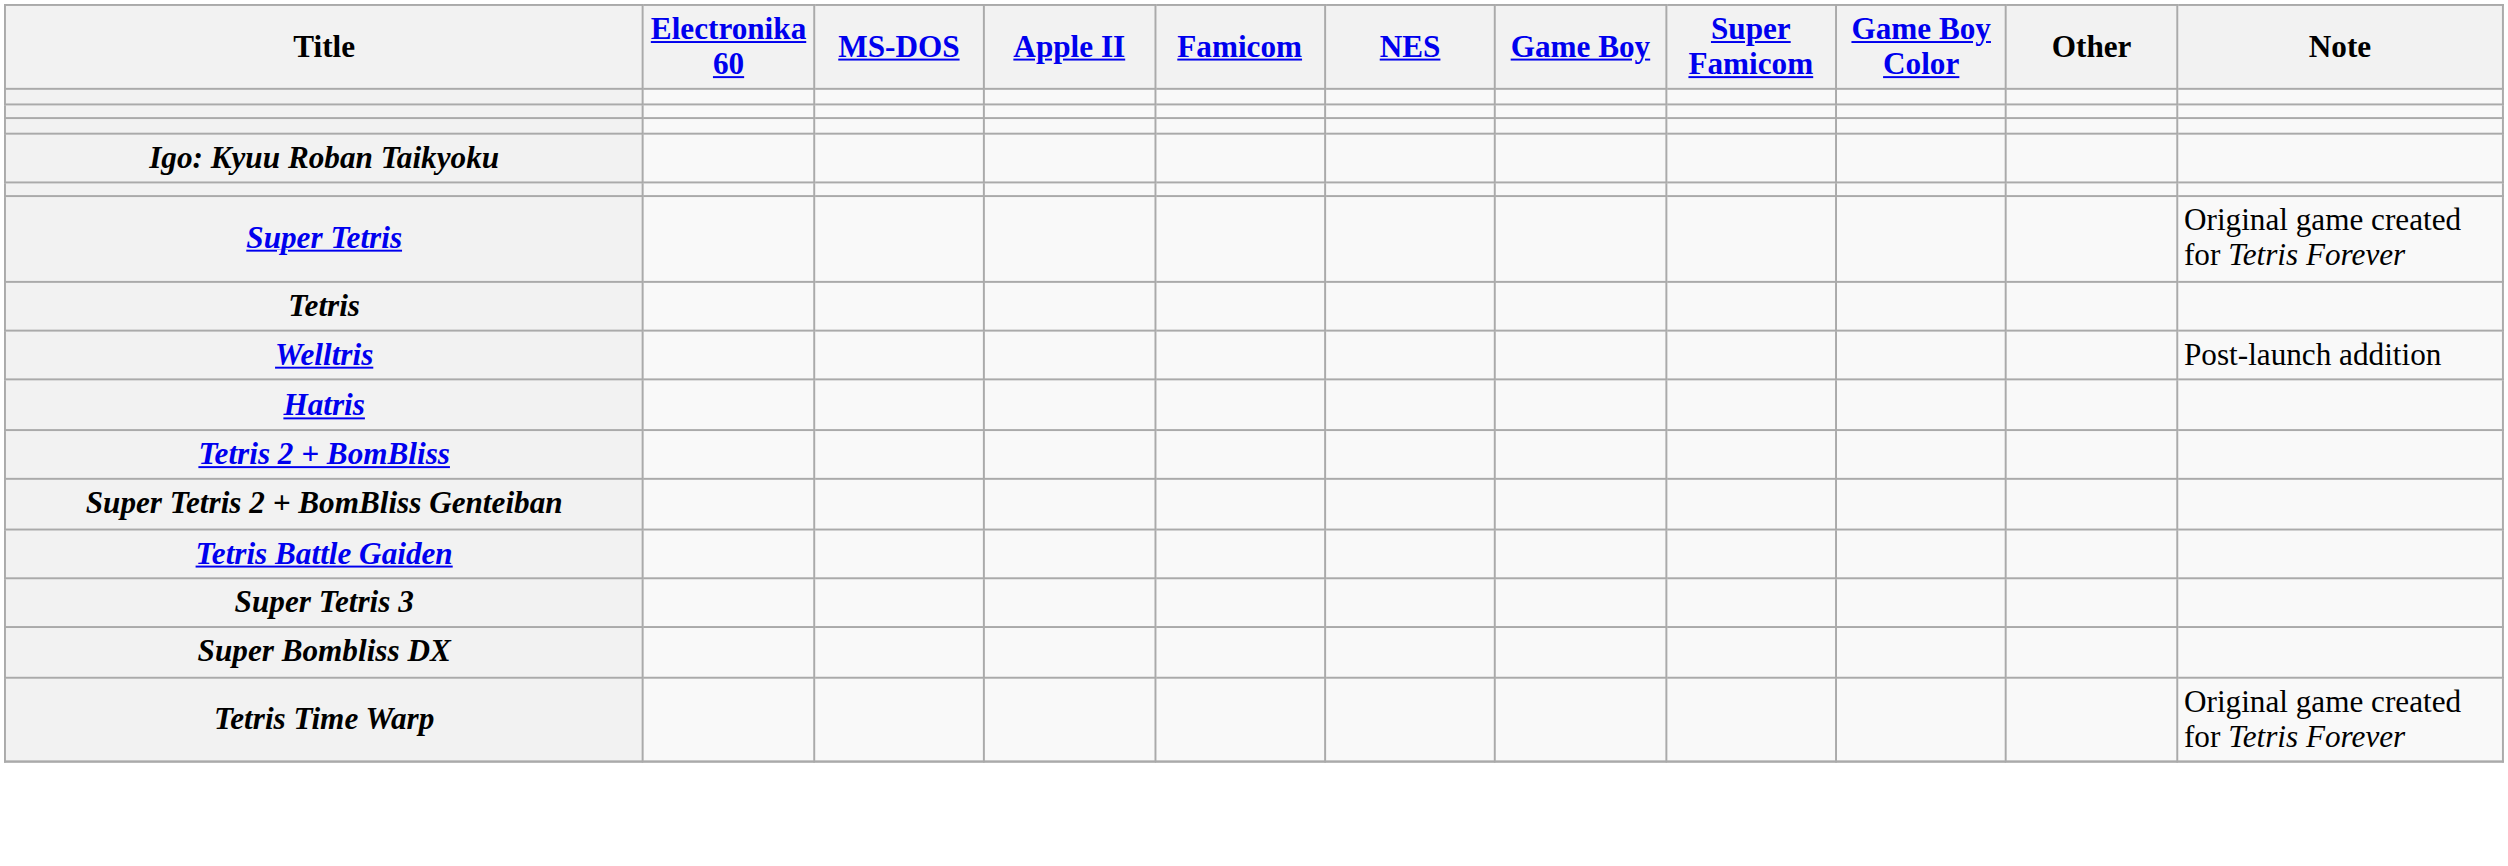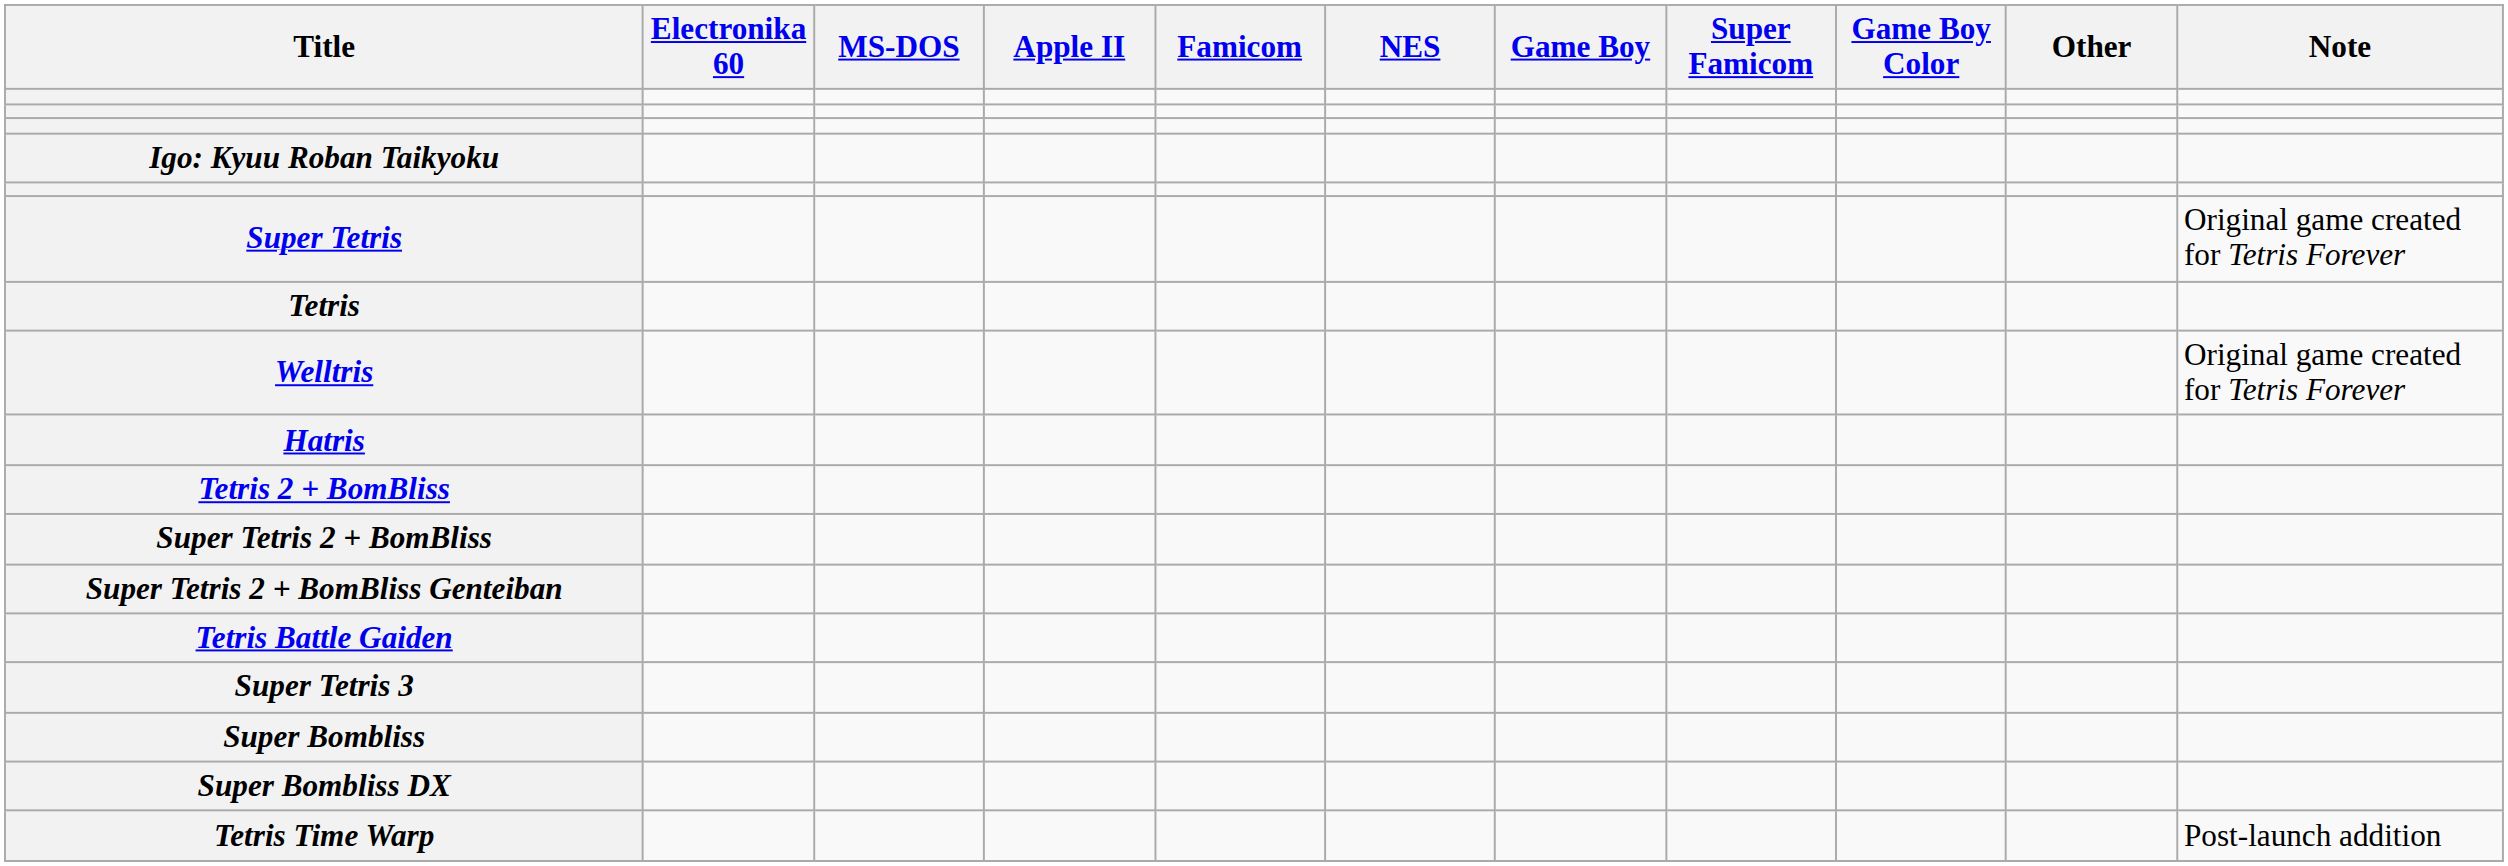(2313, 354) Post-launch addition -> (2323, 372) Original game created for Tetris Forever
+ row: (324, 538)
+ row: (324, 736)
(2323, 718) Original game created for Tetris Forever -> (2313, 835) Post-launch addition
